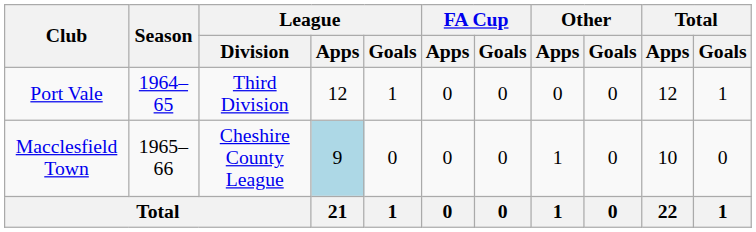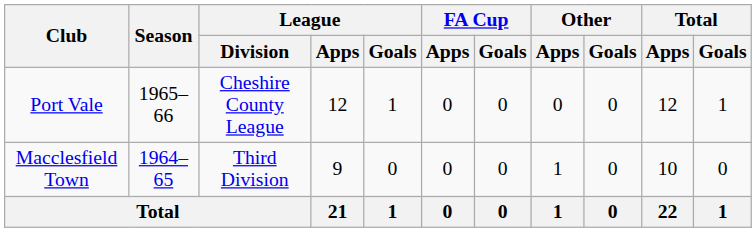(163, 93) 1964–65 -> (163, 104) 1965–66
(255, 93) Third Division -> (255, 104) Cheshire County League
(163, 158) 1965–66 -> (163, 169) 1964–65
(255, 158) Cheshire County League -> (255, 169) Third Division
(338, 158) lightblue background -> (338, 169) no background
